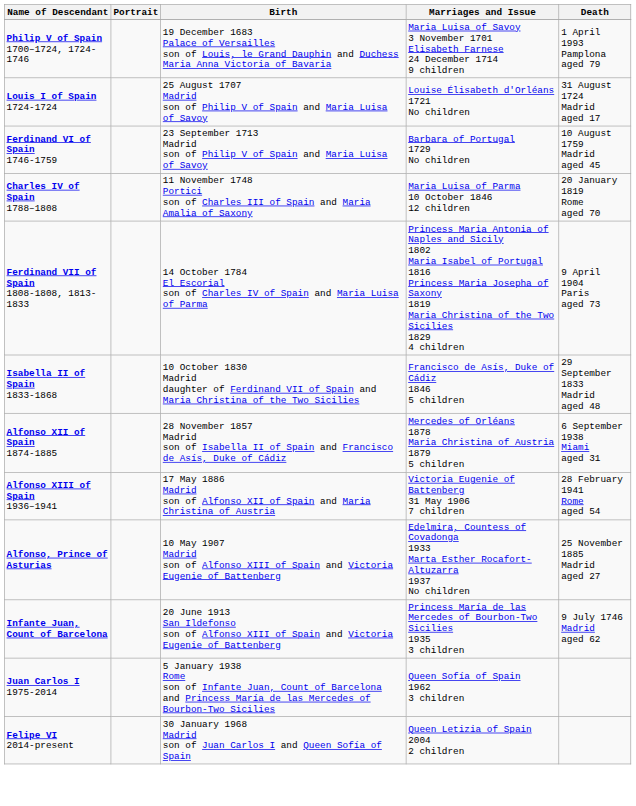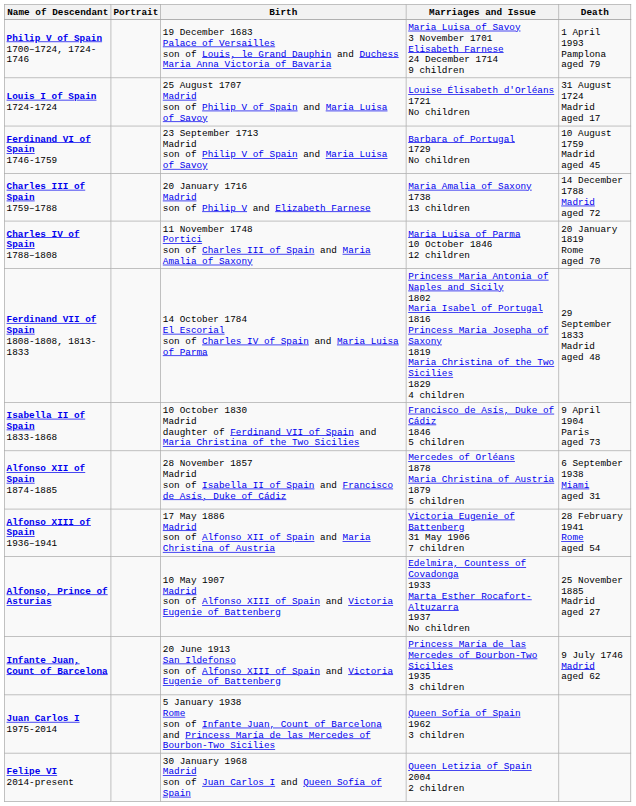+ row: (46, 197)
(581, 288) 9 April 1904 Paris aged 73 -> (586, 336) 29 September 1833 Madrid aged 48
(586, 384) 29 September 1833 Madrid aged 48 -> (581, 427) 9 April 1904 Paris aged 73
